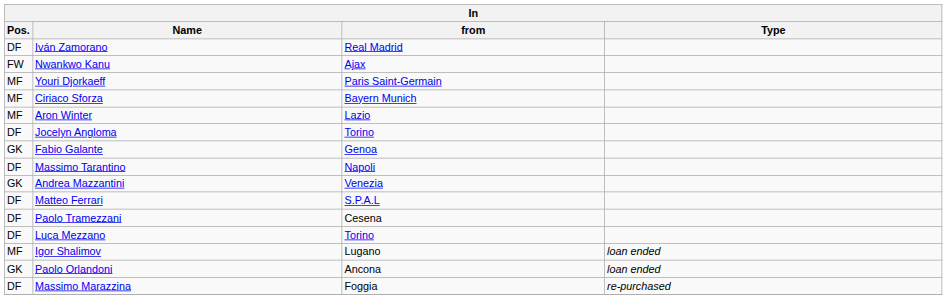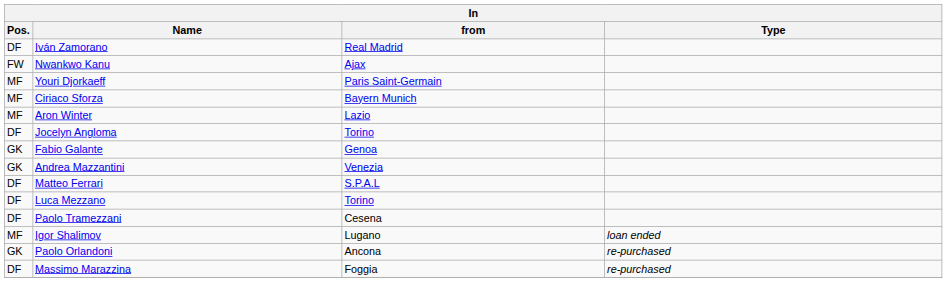- row: (80, 167)
rows swapped: (70, 235) <-> (78, 218)
(634, 269) loan ended -> (639, 252) re-purchased
